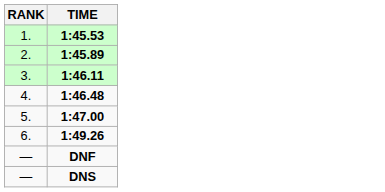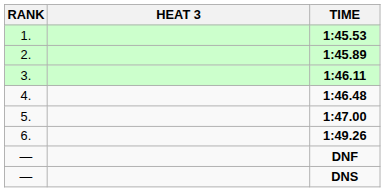+ column: (179, 15)
